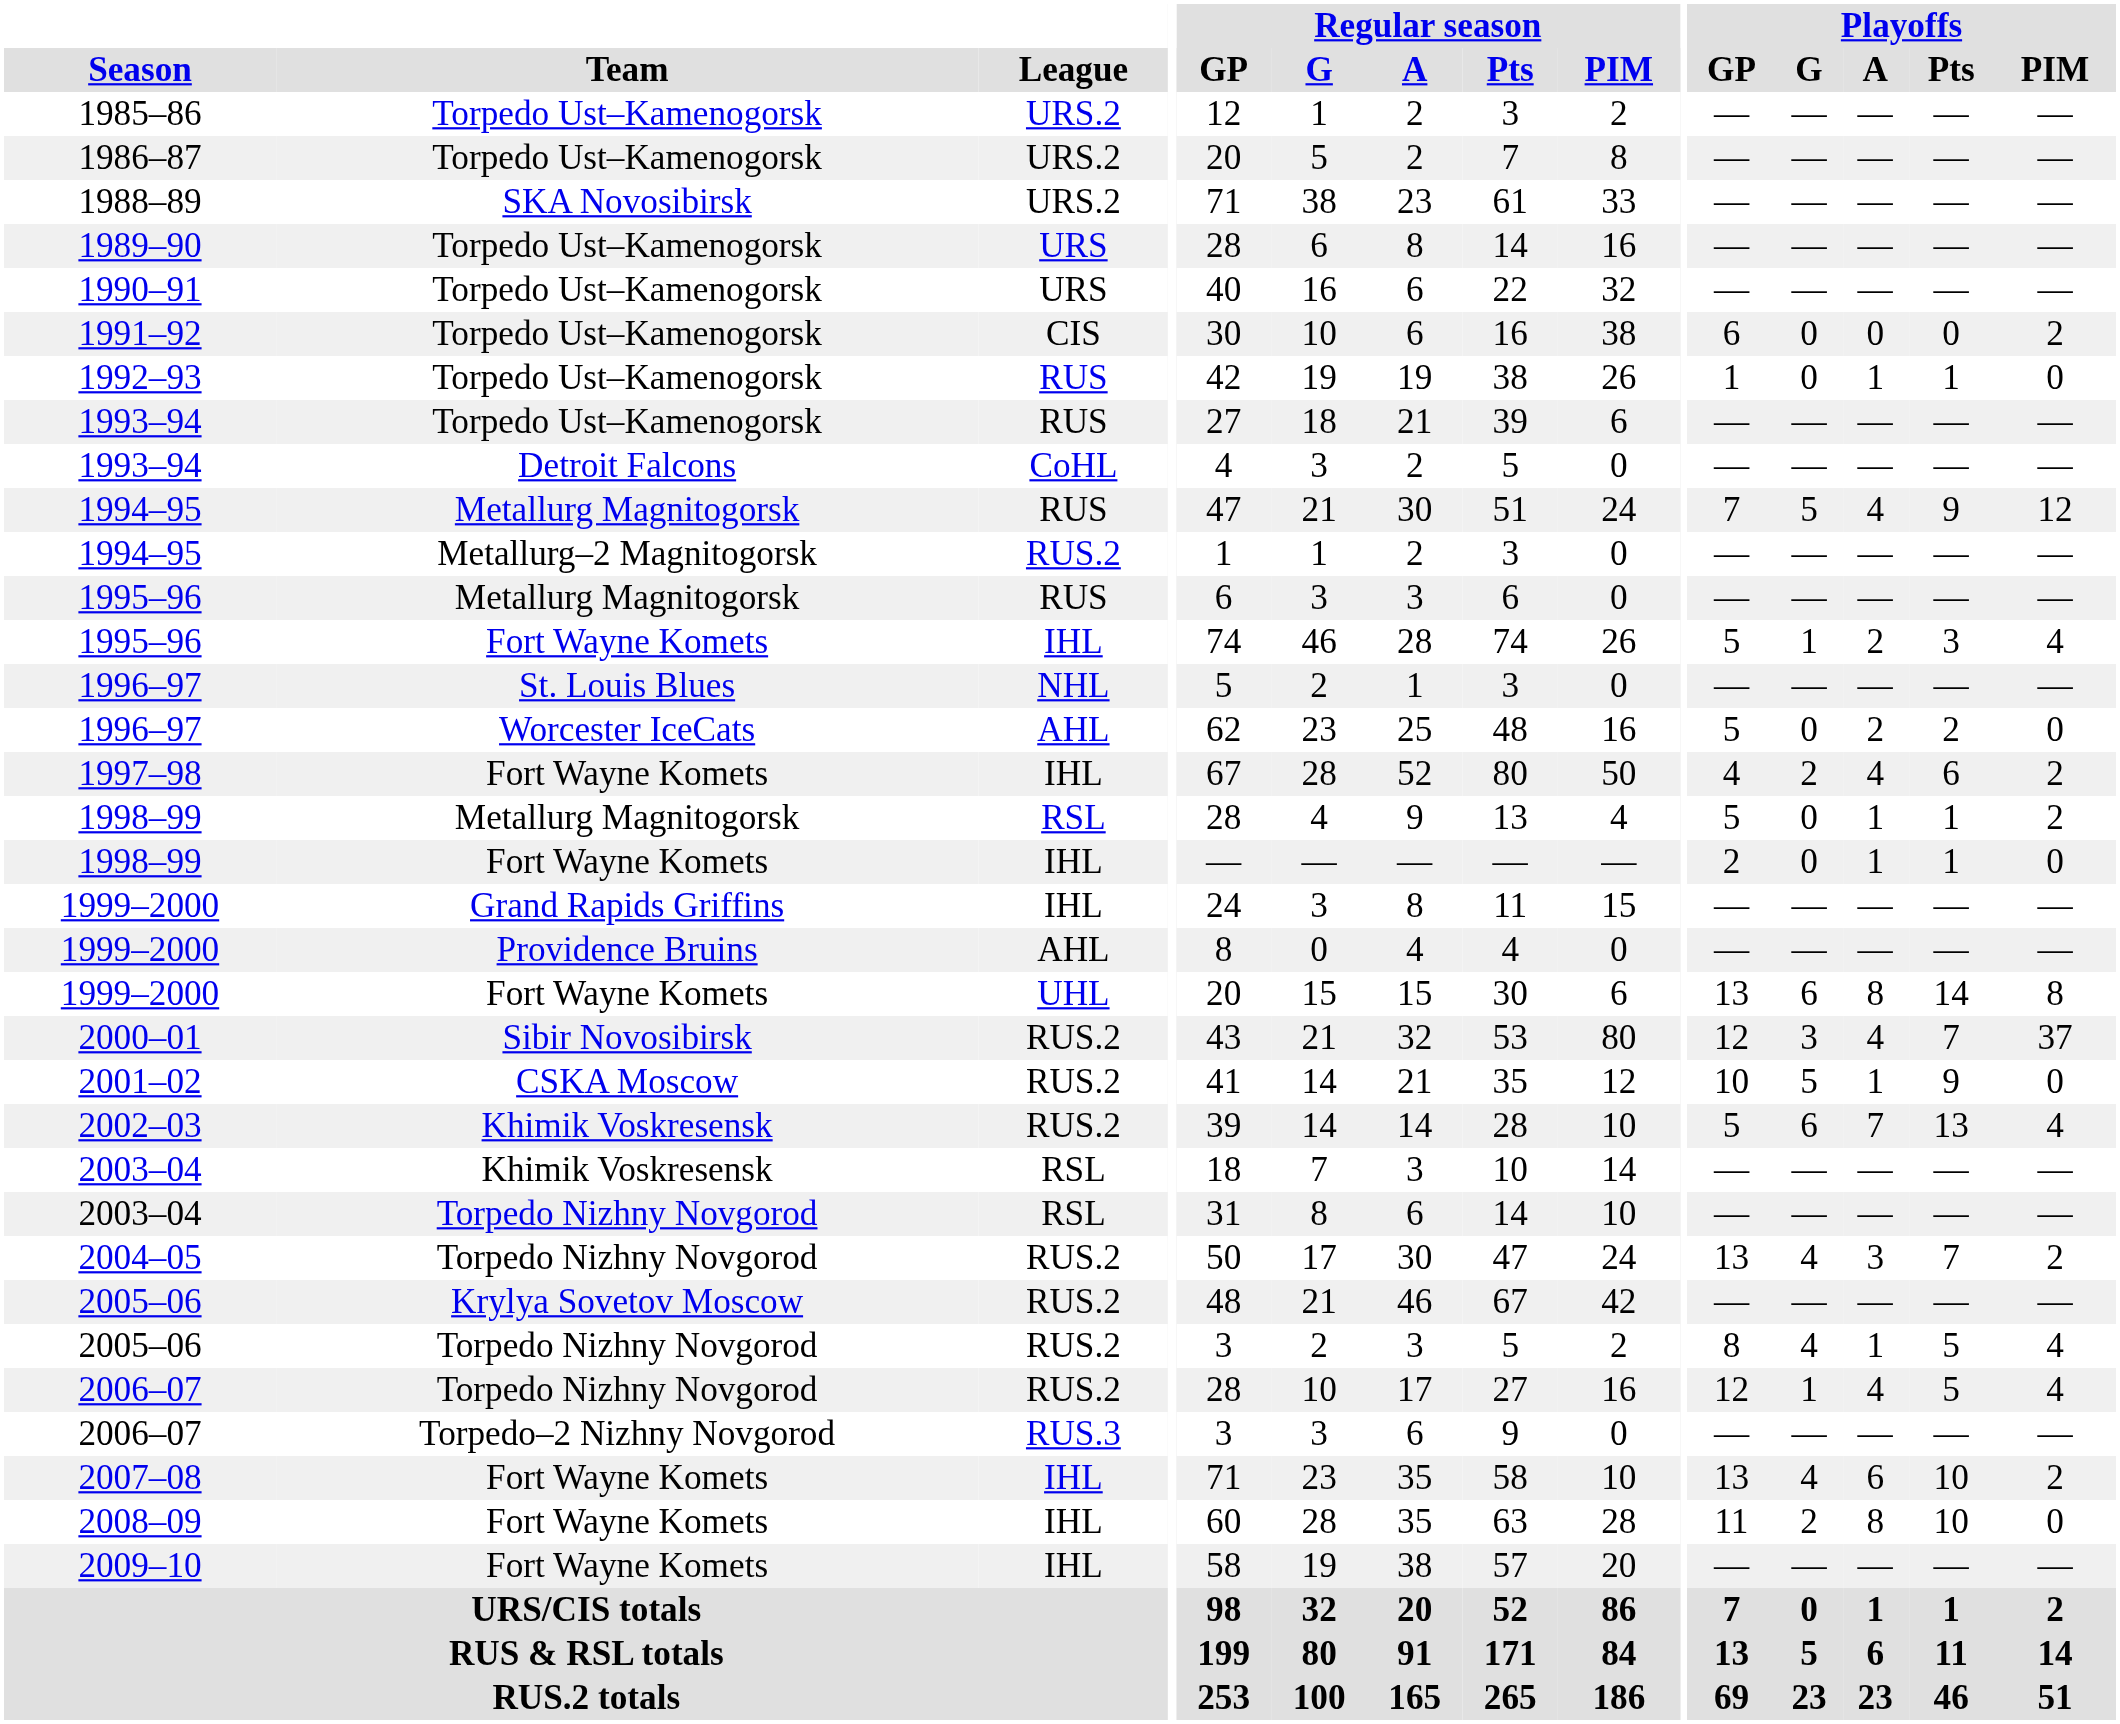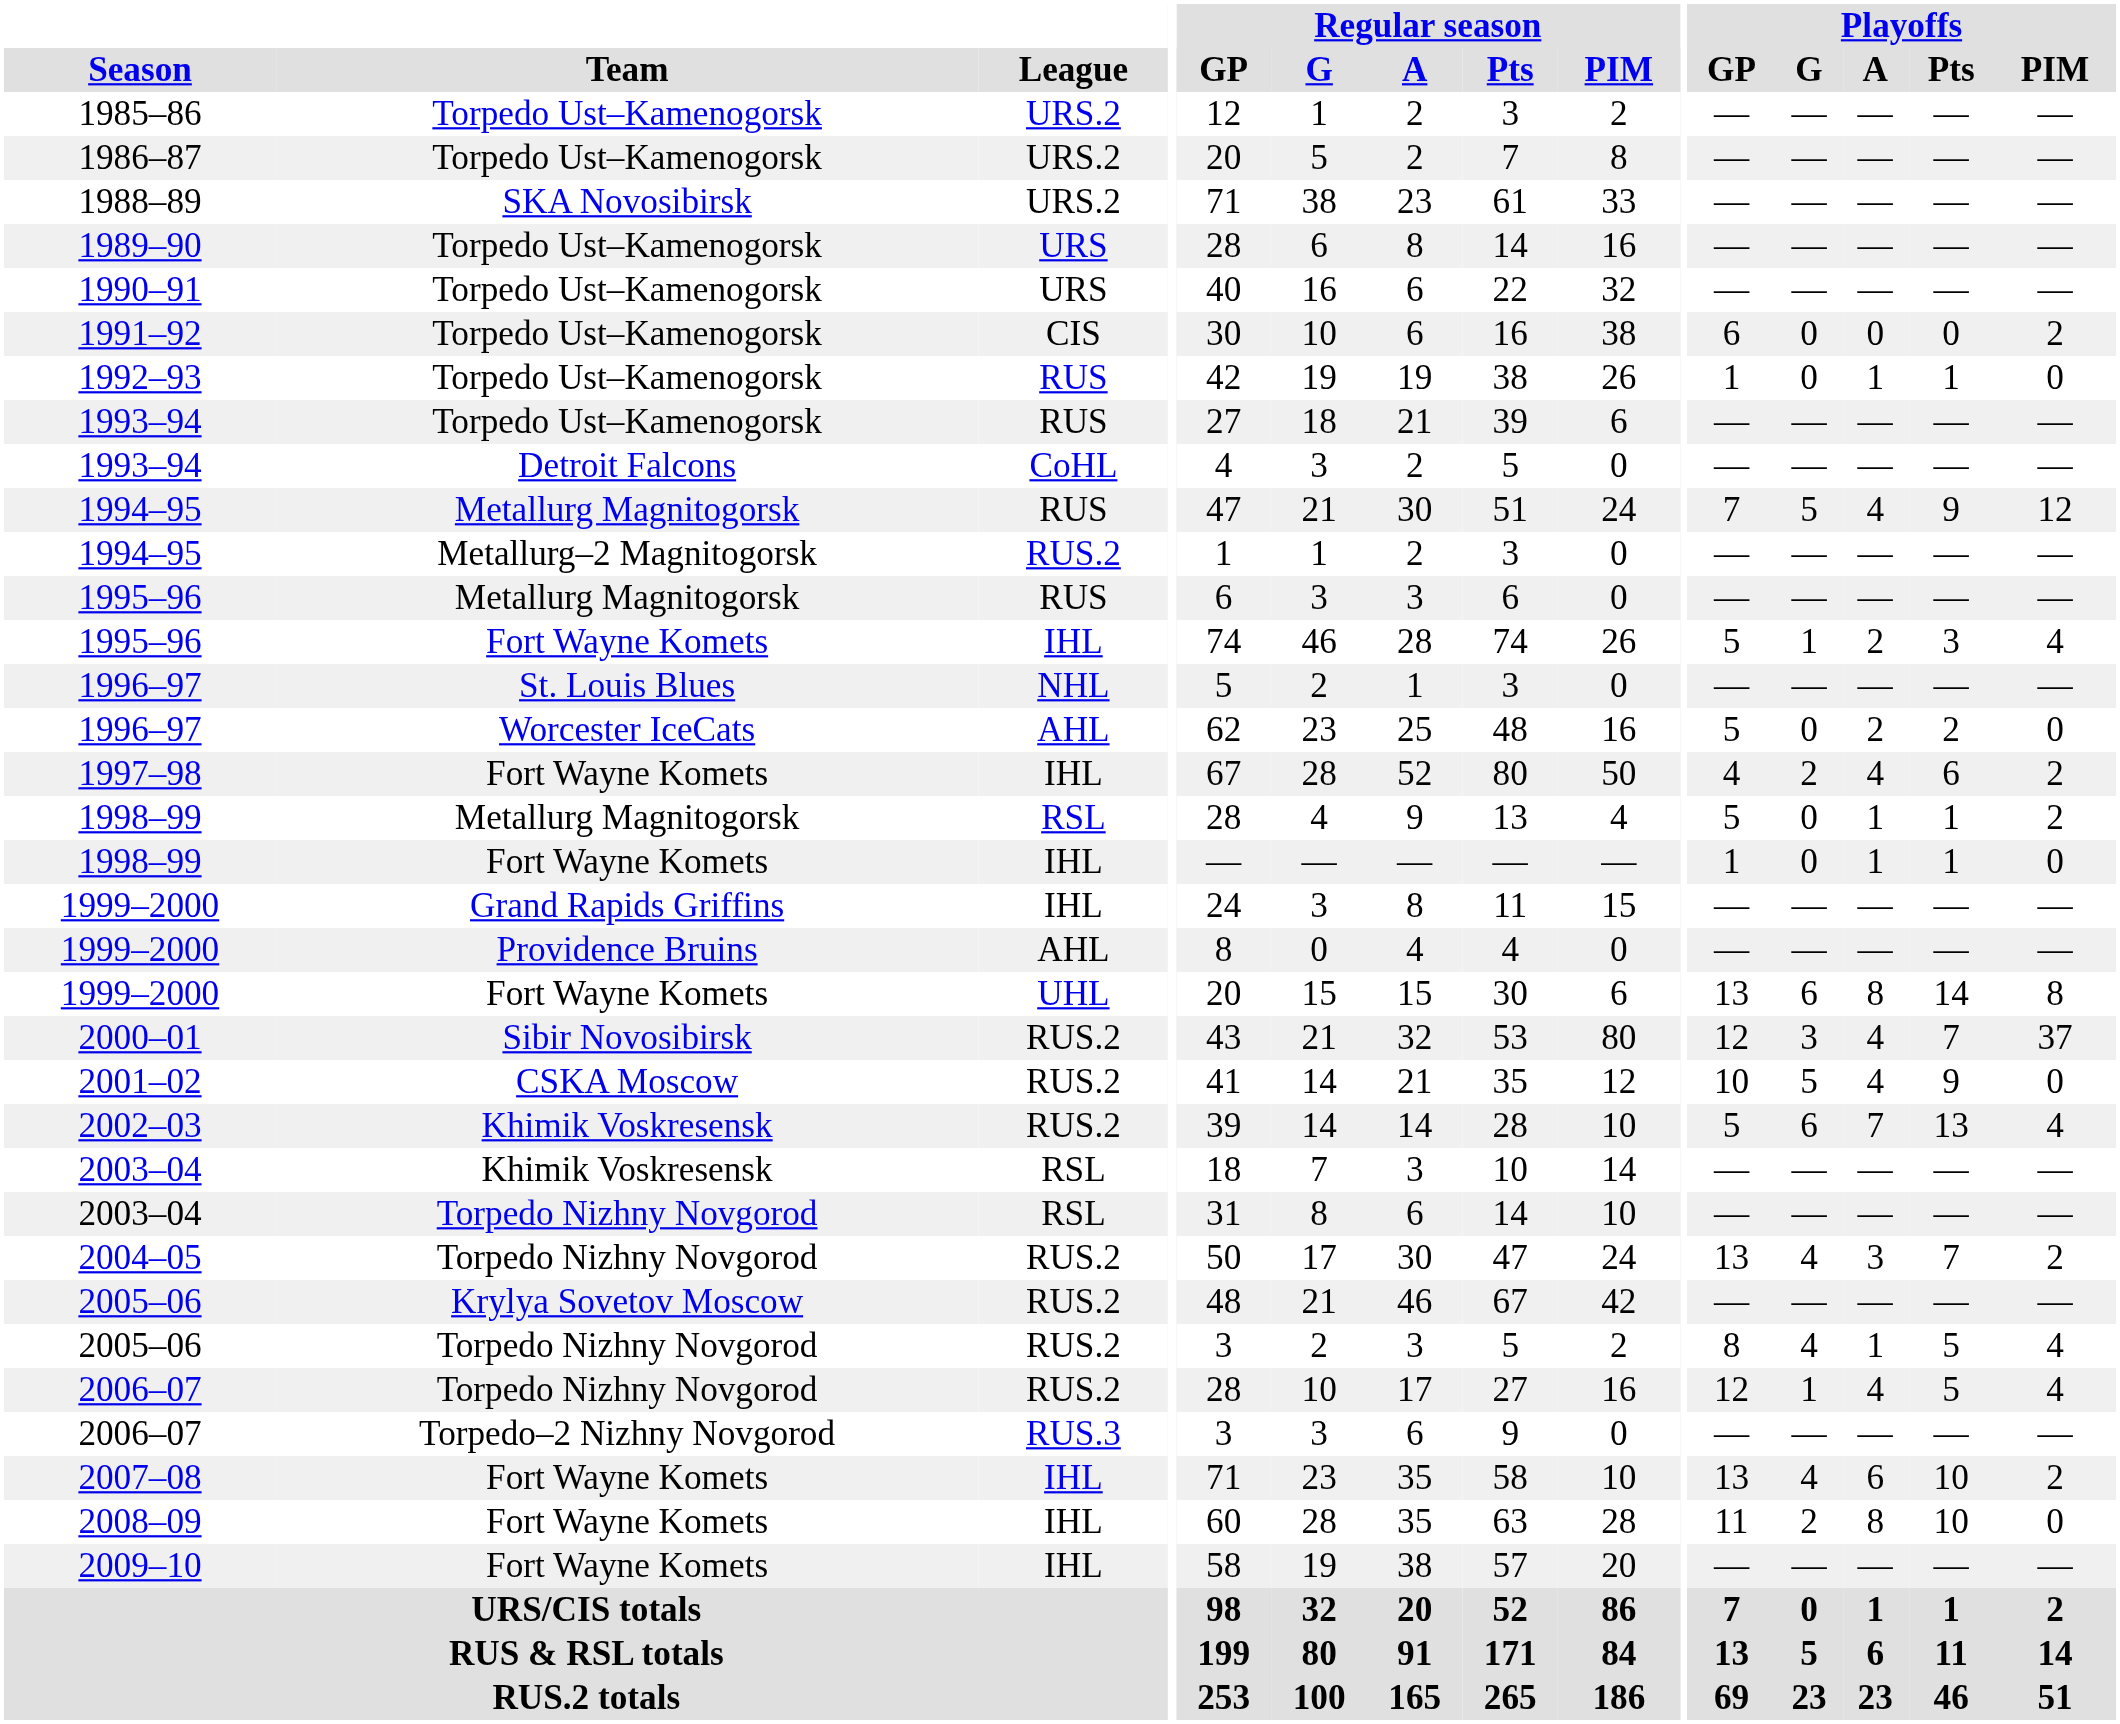(1731, 861) 2 -> (1731, 861) 1
(1875, 1081) 1 -> (1875, 1081) 4
